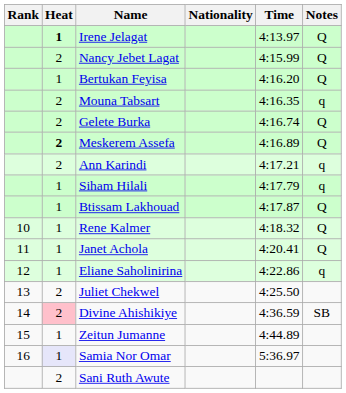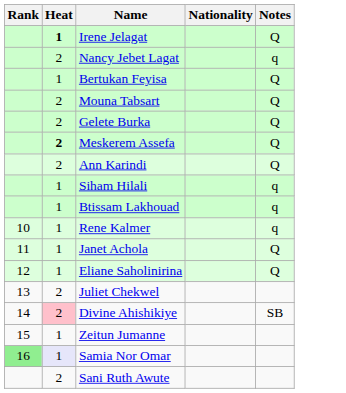- column: (279, 15)
(322, 57) Q -> (275, 57) q
(322, 100) q -> (275, 100) Q
(322, 164) q -> (275, 164) Q
(322, 206) Q -> (275, 206) q
(322, 228) Q -> (275, 228) q
(322, 270) q -> (275, 270) Q
(23, 356) no background -> (23, 356) lightgreen background
